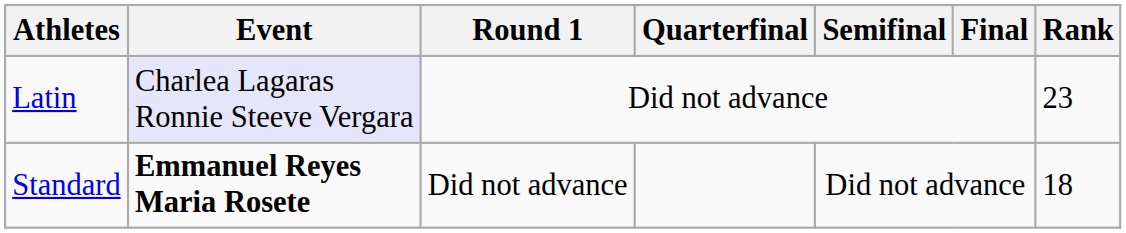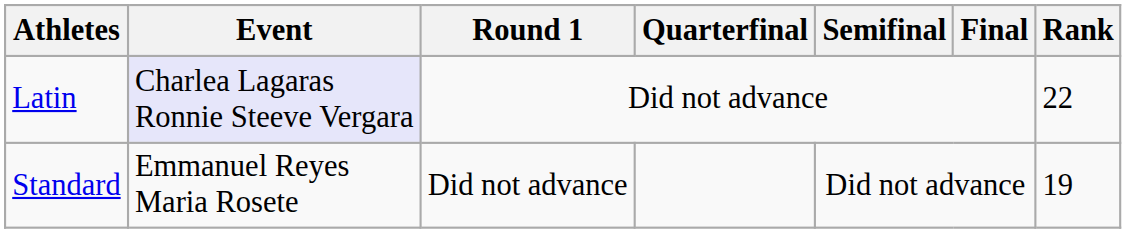(1058, 98) 23 -> (1058, 98) 22
(248, 184) bold -> (242, 184) normal
(1058, 184) 18 -> (1058, 184) 19
